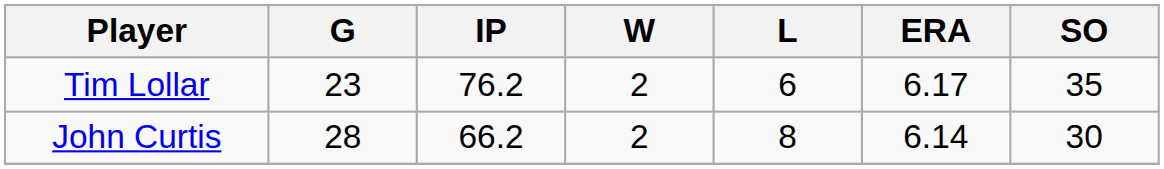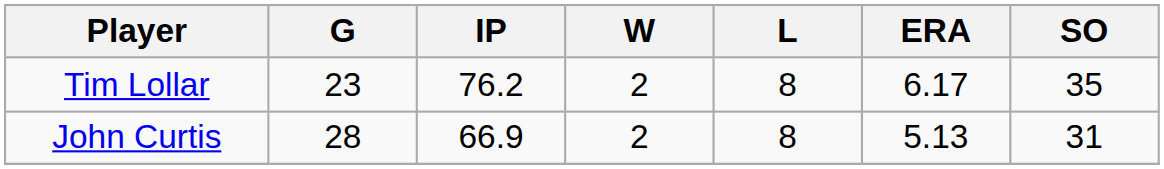(788, 84) 6 -> (788, 84) 8
(491, 137) 66.2 -> (491, 137) 66.9
(936, 137) 6.14 -> (936, 137) 5.13
(1084, 137) 30 -> (1084, 137) 31
